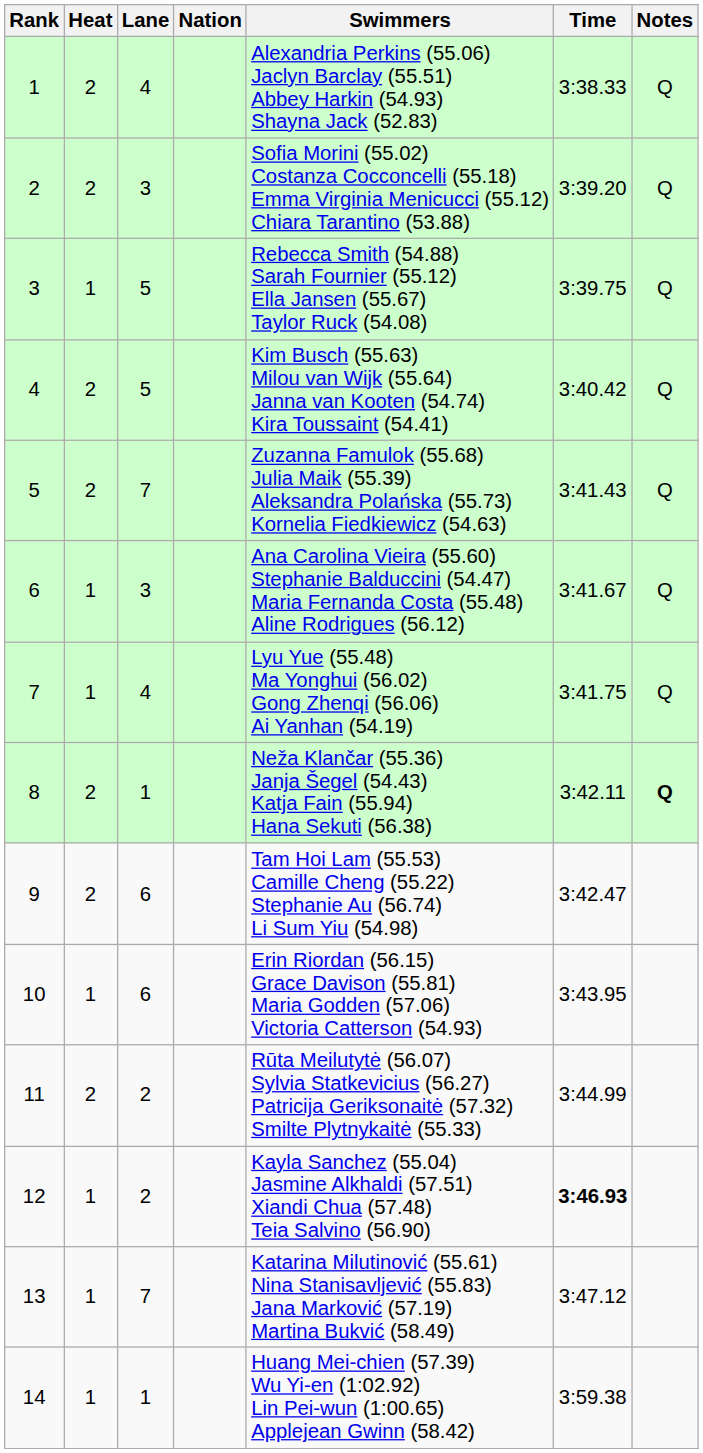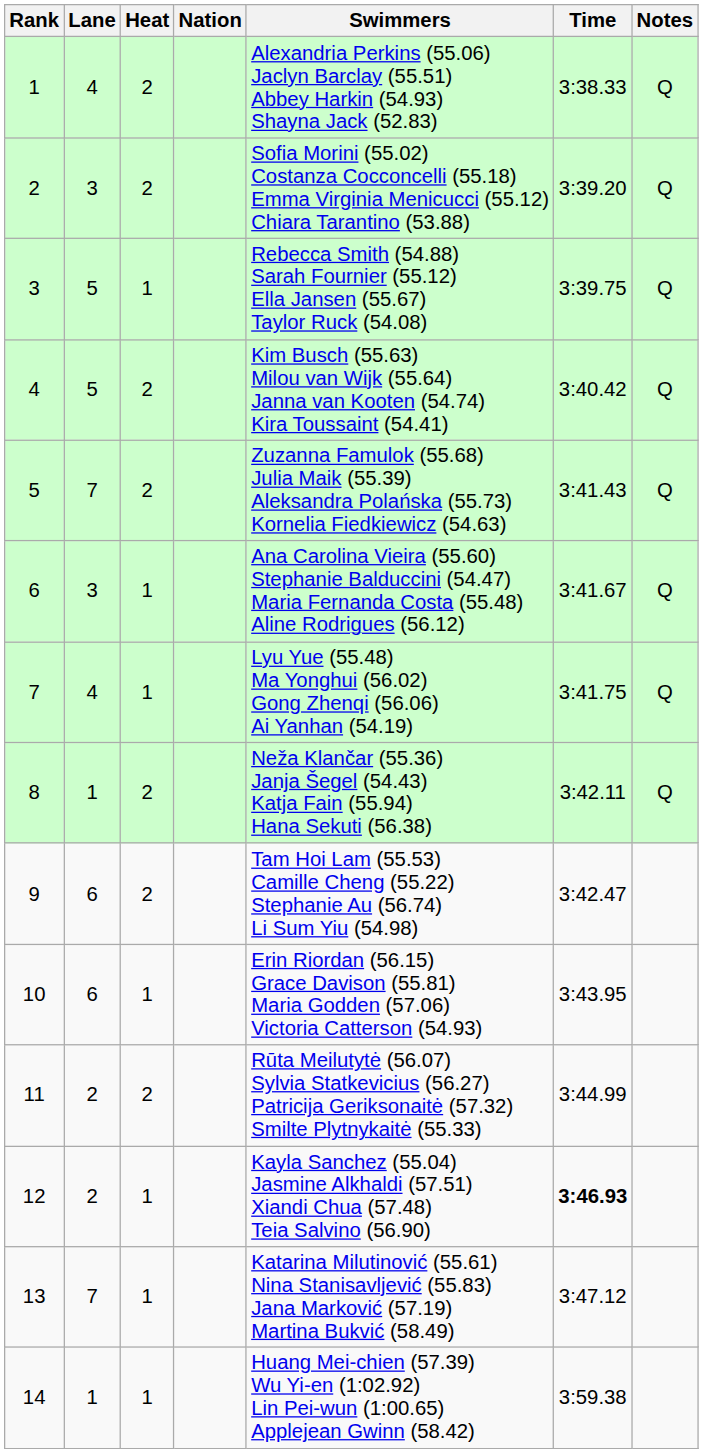columns swapped: (90, 20) <-> (146, 20)
(665, 792) bold -> (665, 792) normal
